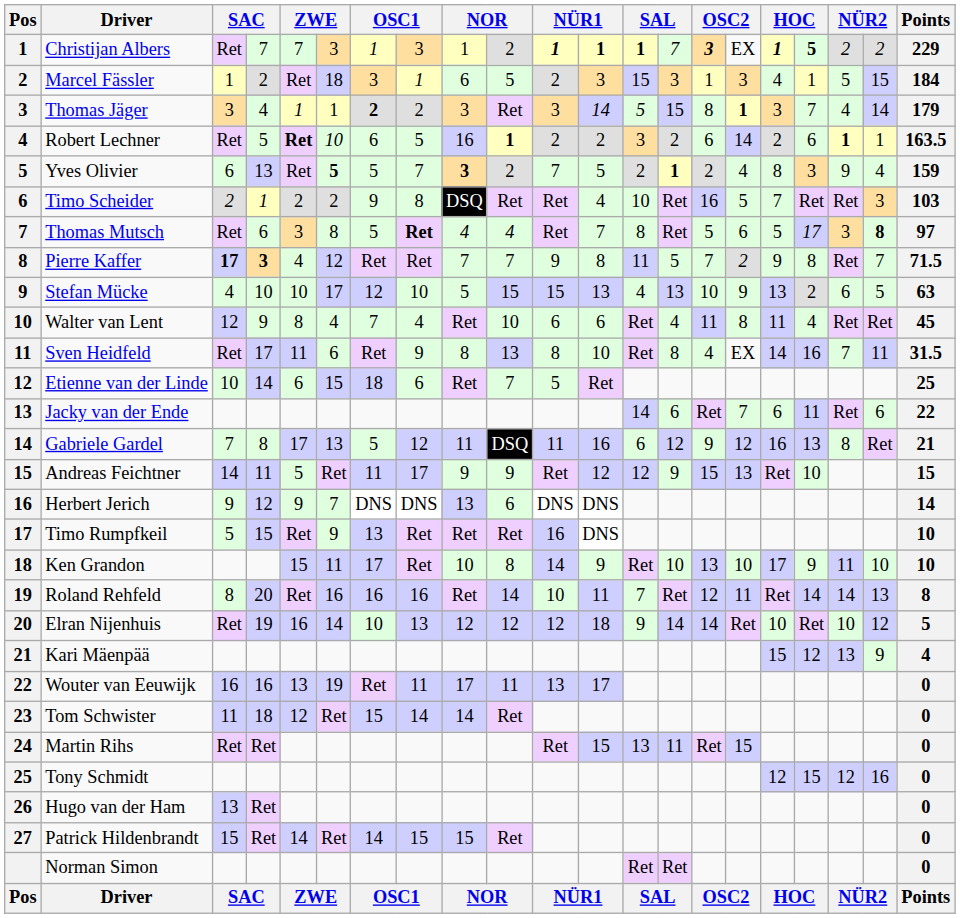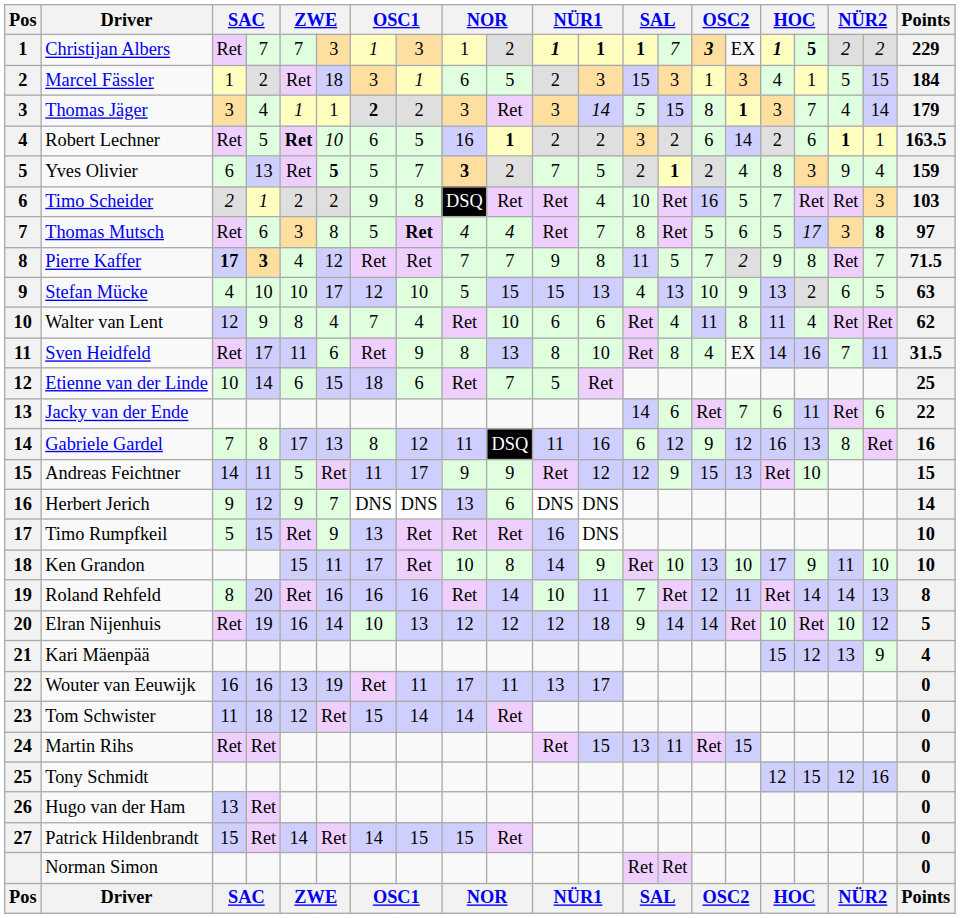(926, 322) 45 -> (926, 322) 62
(374, 443) 5 -> (374, 443) 8
(926, 443) 21 -> (926, 443) 16
